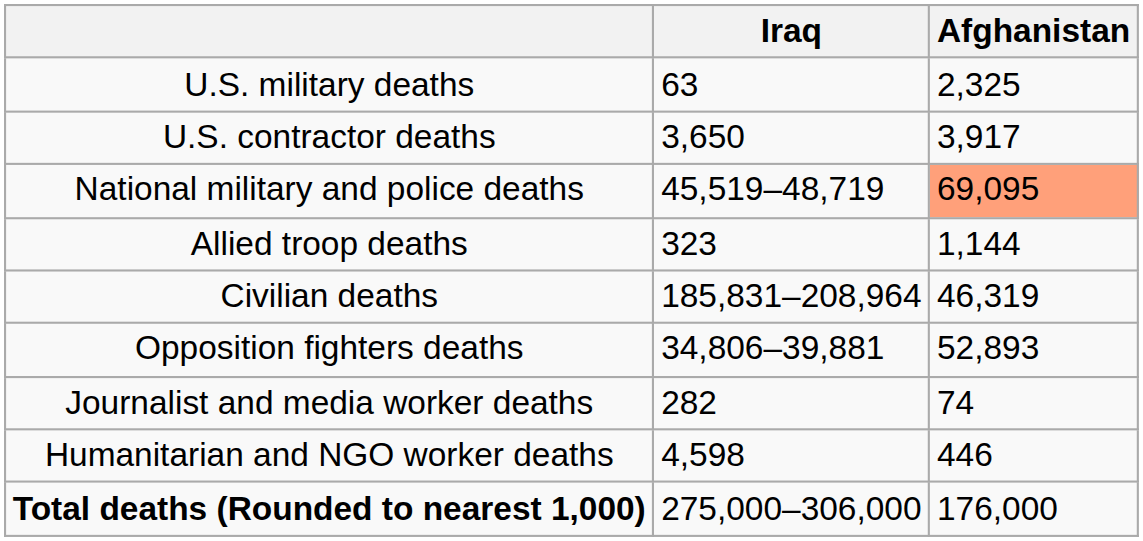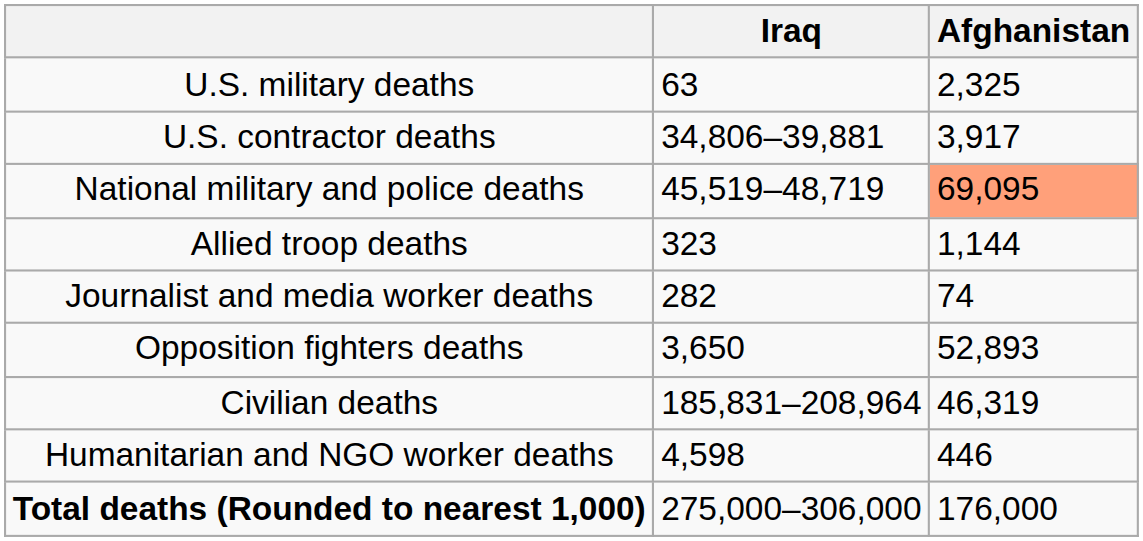(703, 137) 3,650 -> (773, 137) 34,806–39,881
rows swapped: (329, 296) <-> (329, 402)
(773, 349) 34,806–39,881 -> (703, 349) 3,650
